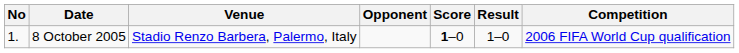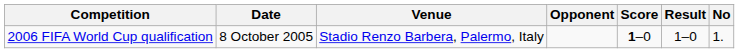columns swapped: (17, 15) <-> (628, 15)
